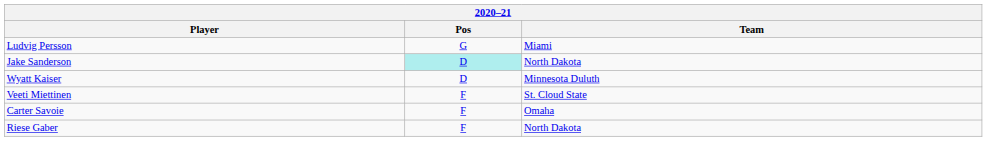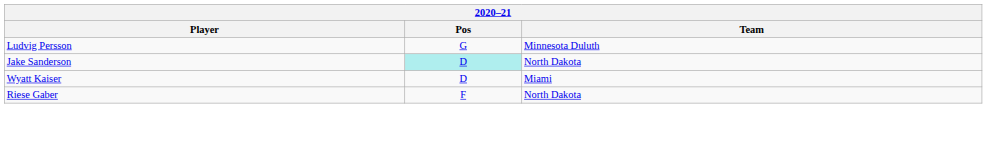(538, 45) Miami -> (562, 45) Minnesota Duluth
(562, 78) Minnesota Duluth -> (538, 78) Miami
- row: (39, 95)
- row: (35, 111)
